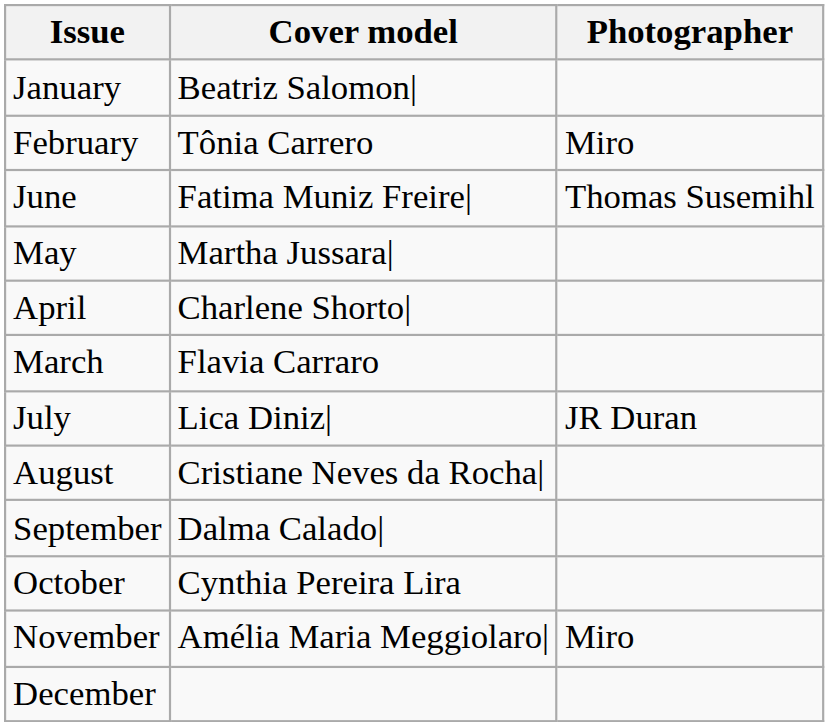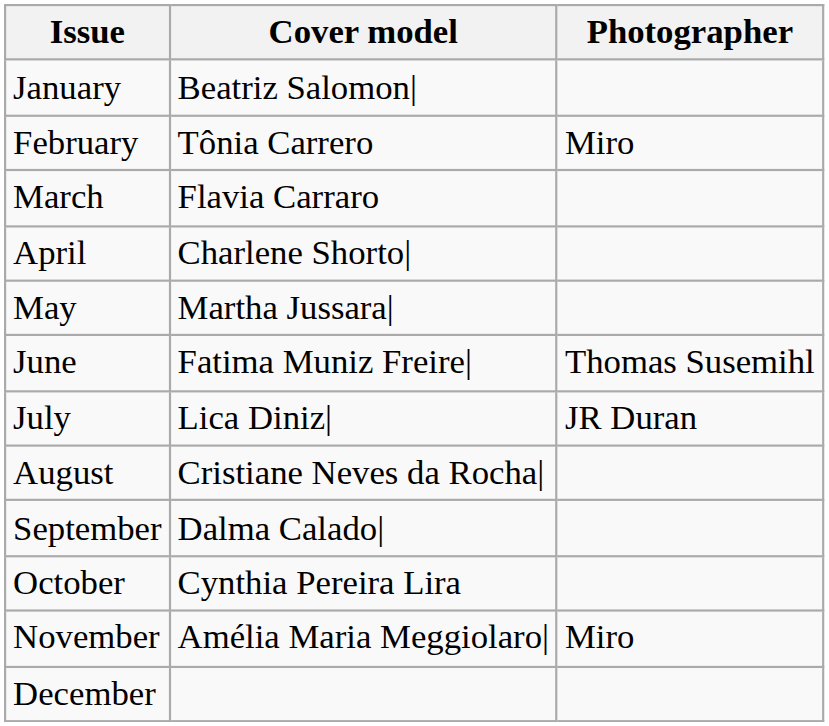rows swapped: (58, 362) <-> (45, 197)
rows swapped: (50, 307) <-> (45, 252)
